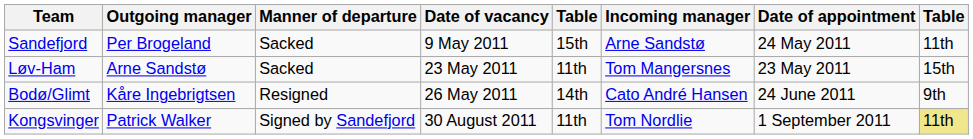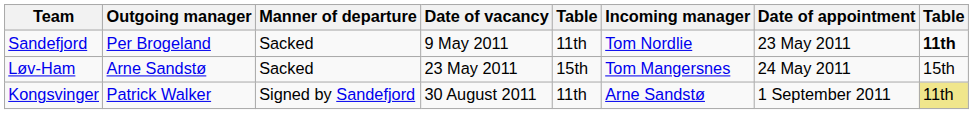(572, 43) 15th -> (572, 43) 11th
(655, 43) Arne Sandstø -> (649, 43) Tom Nordlie
(804, 43) 24 May 2011 -> (804, 43) 23 May 2011
(938, 43) normal -> (939, 43) bold
(572, 69) 11th -> (572, 69) 15th
(804, 69) 23 May 2011 -> (804, 69) 24 May 2011
- row: (49, 95)
(649, 120) Tom Nordlie -> (655, 95) Arne Sandstø
